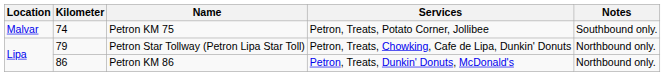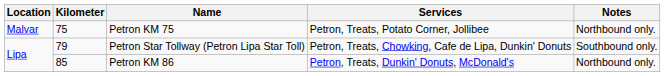(62, 29) 74 -> (62, 29) 75
(617, 29) Southbound only. -> (616, 29) Northbound only.
(616, 46) Northbound only. -> (617, 46) Southbound only.
(62, 63) 86 -> (62, 63) 85
